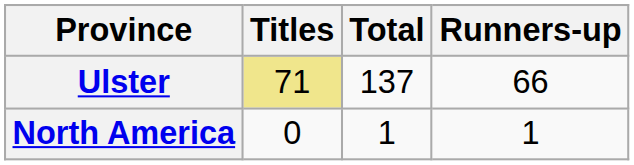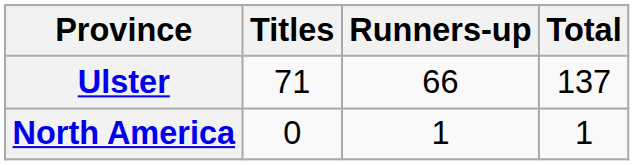columns swapped: (531, 30) <-> (387, 30)
(292, 81) khaki background -> (292, 81) no background
